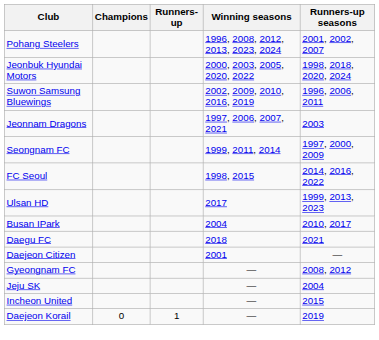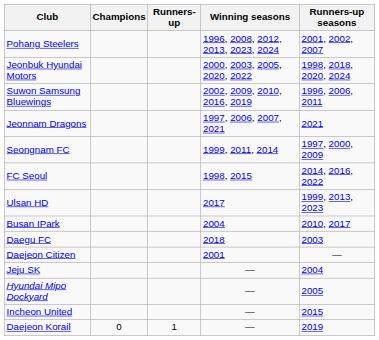(313, 123) 2003 -> (312, 123) 2021
(313, 239) 2021 -> (312, 239) 2003
- row: (41, 270)
+ row: (36, 291)
